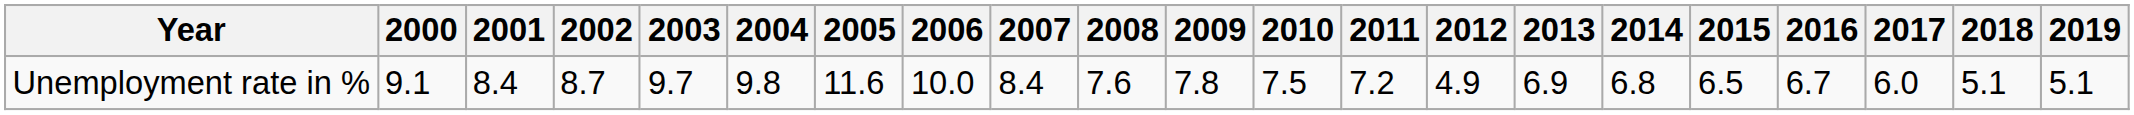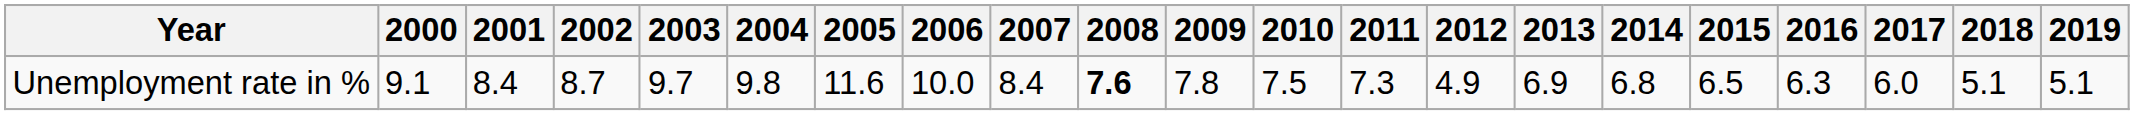(1109, 82) normal -> (1109, 82) bold
(1372, 82) 7.2 -> (1372, 82) 7.3
(1808, 82) 6.7 -> (1808, 82) 6.3
